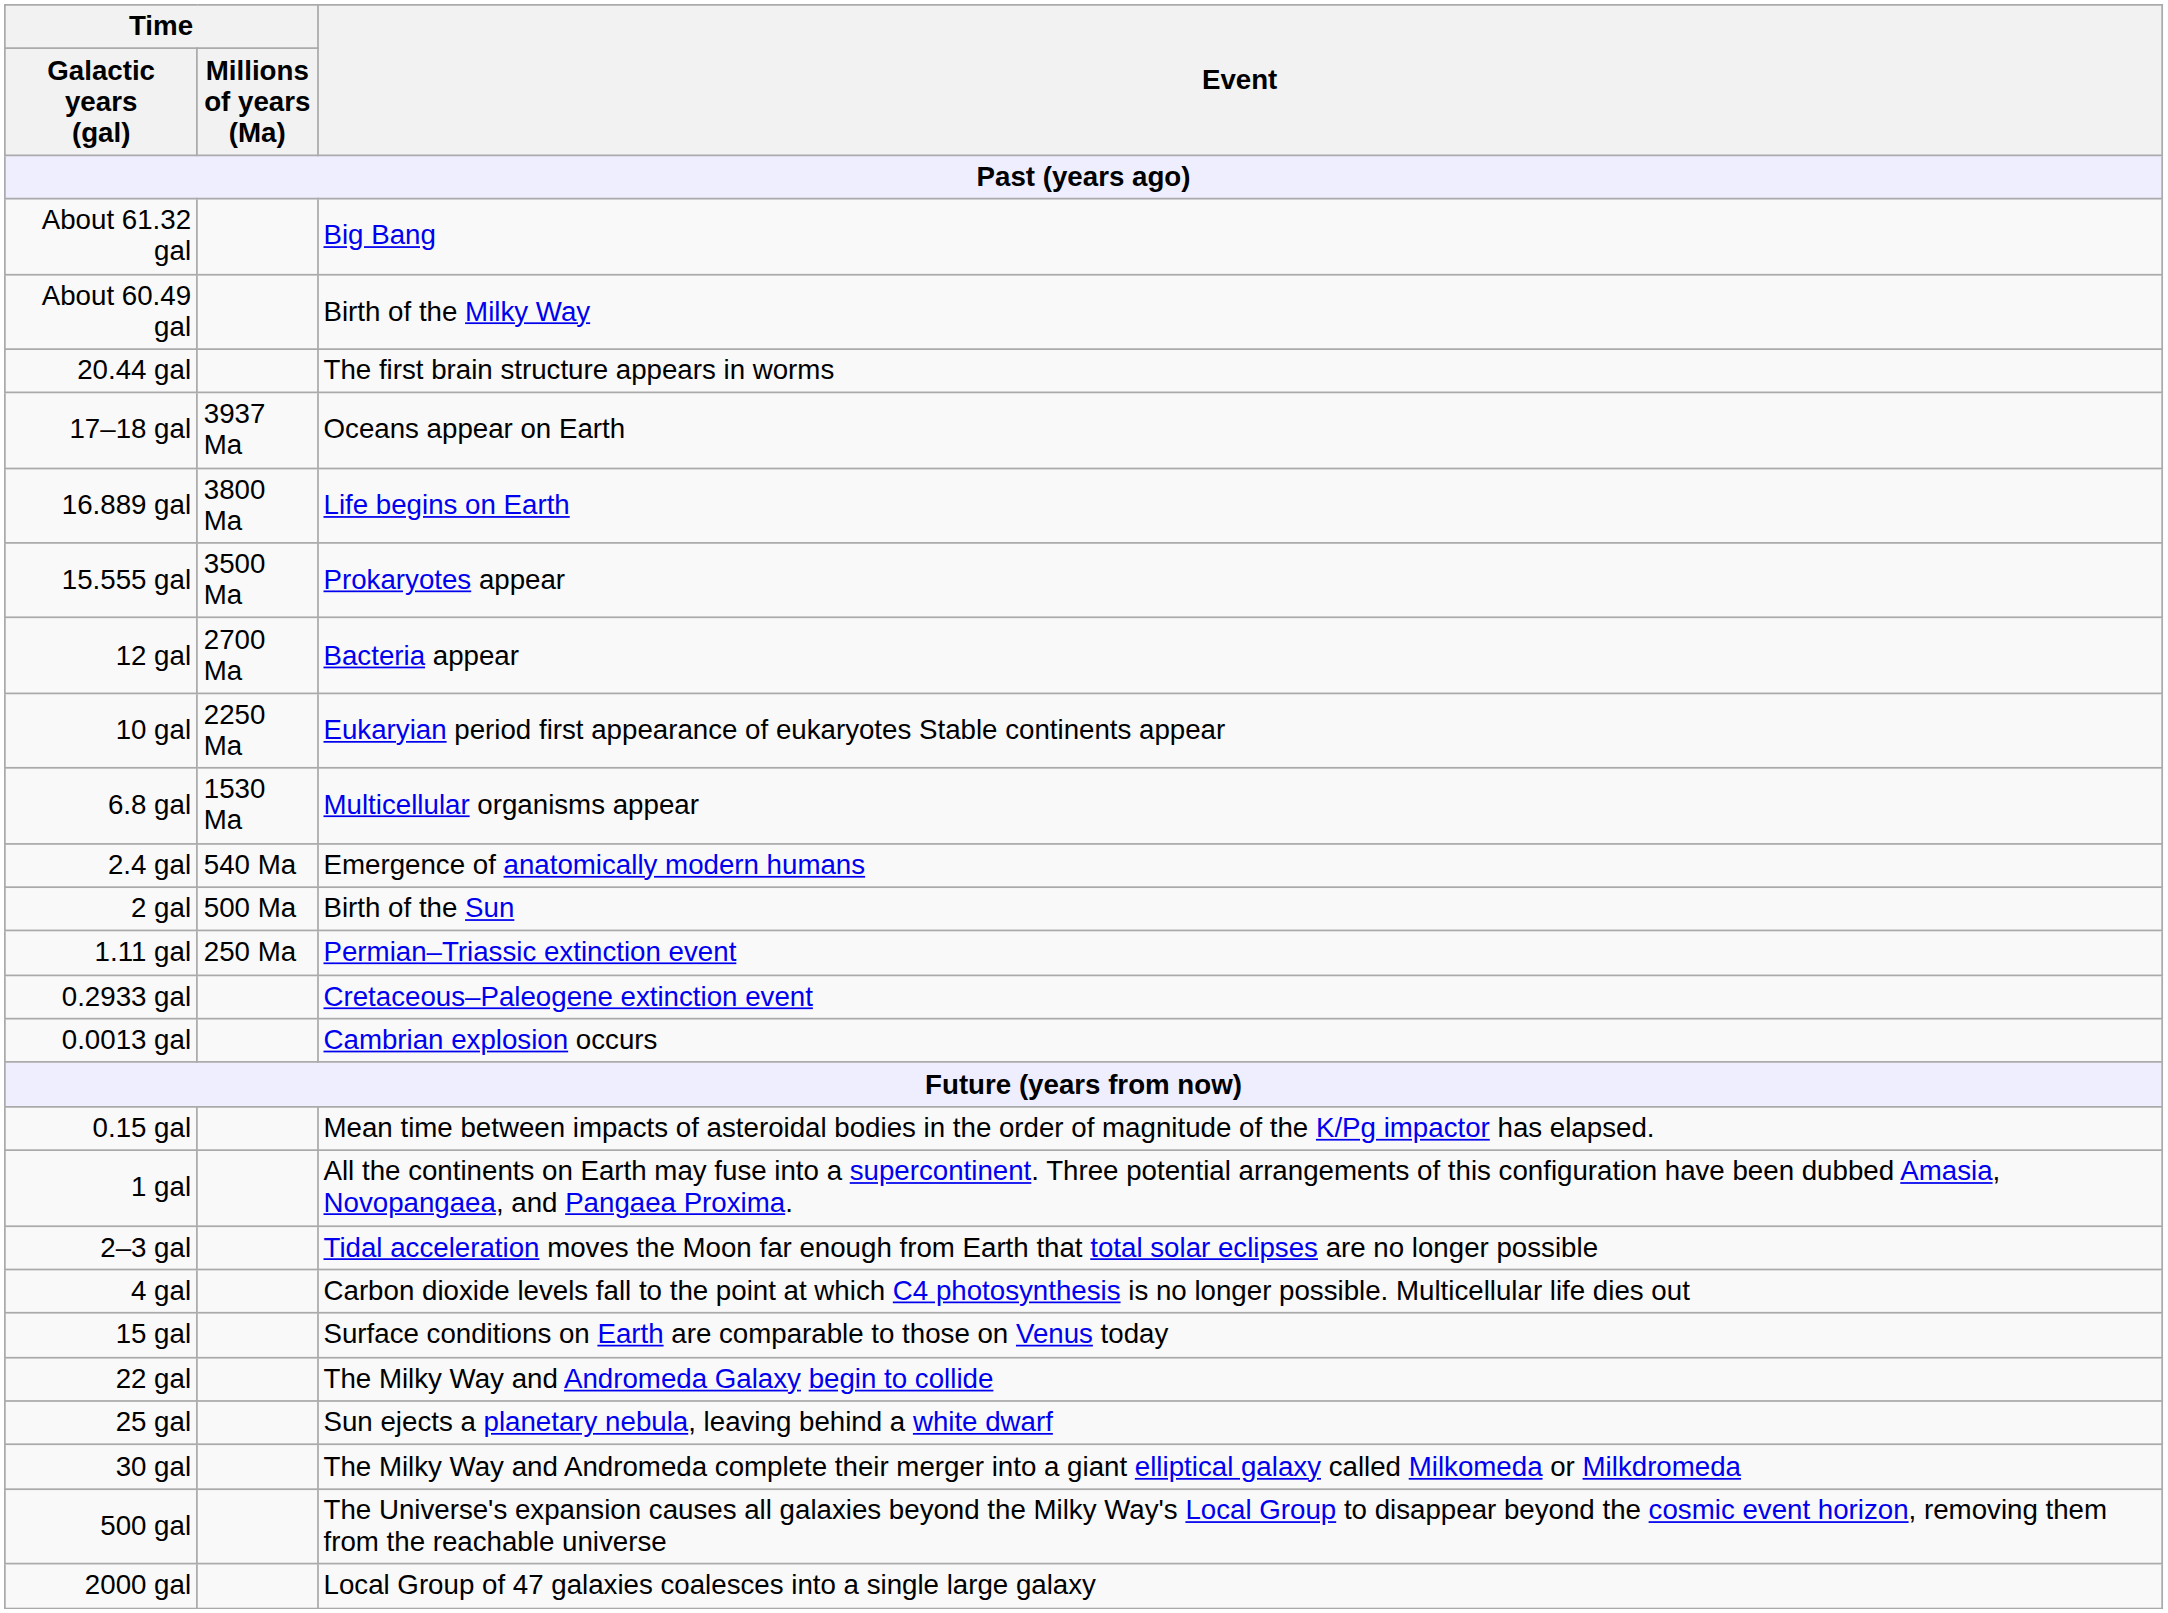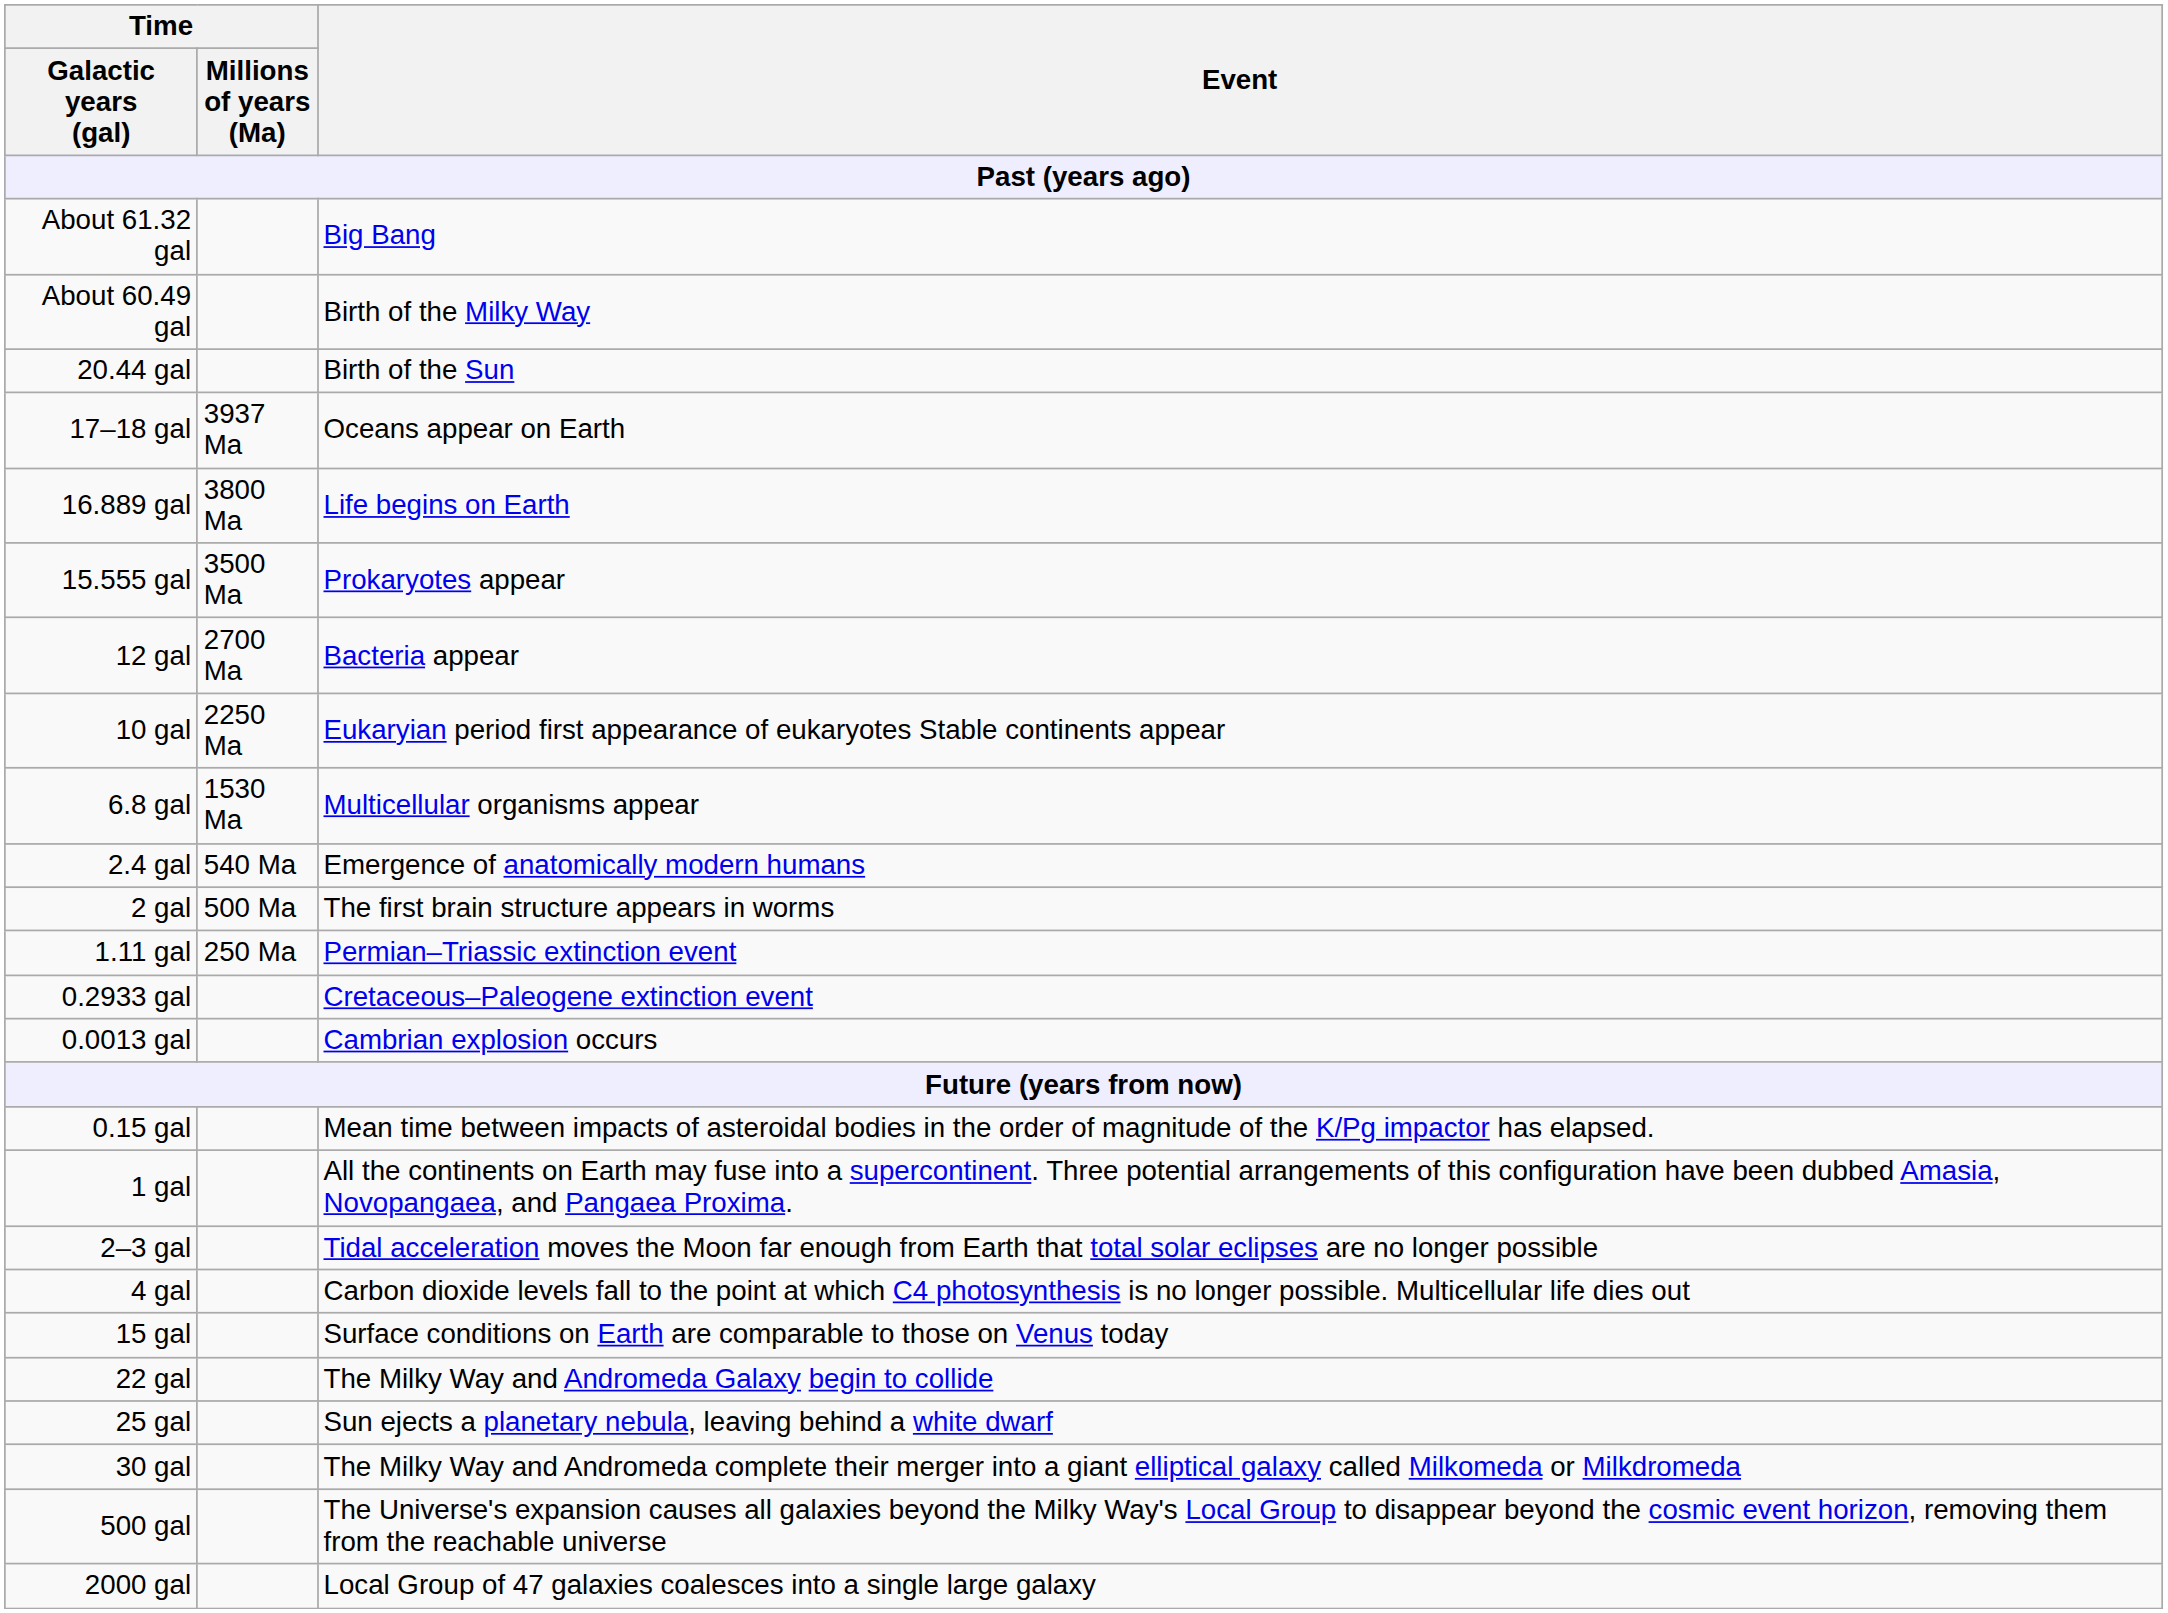(579, 370) The first brain structure appears in worms -> (419, 370) Birth of the Sun
(419, 908) Birth of the Sun -> (579, 908) The first brain structure appears in worms
